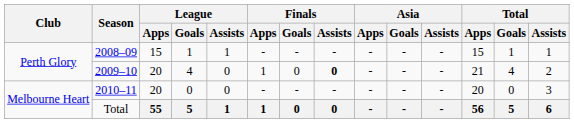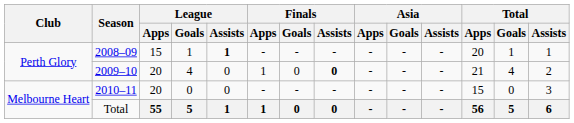(227, 52) normal -> (227, 52) bold
(478, 52) 15 -> (478, 52) 20
(478, 90) 20 -> (478, 90) 15
